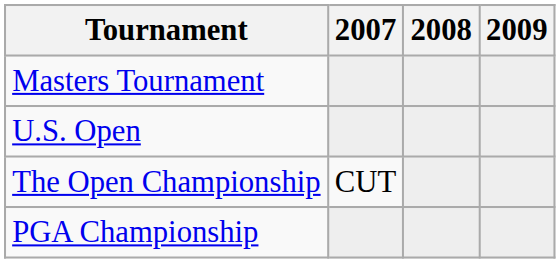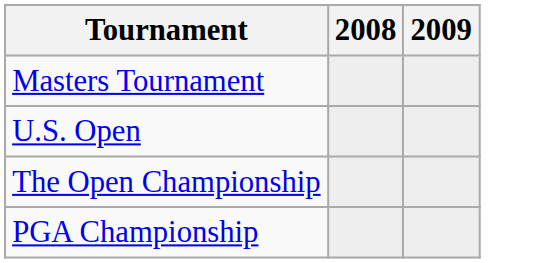- column: (366, 30)
